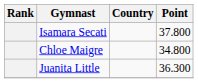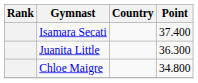(175, 31) 37.800 -> (175, 31) 37.400
rows swapped: (69, 68) <-> (71, 50)
